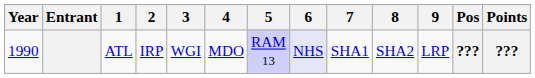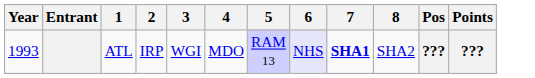- column: (435, 17)
(23, 51) 1990 -> (23, 51) 1993
(350, 51) normal -> (350, 51) bold
